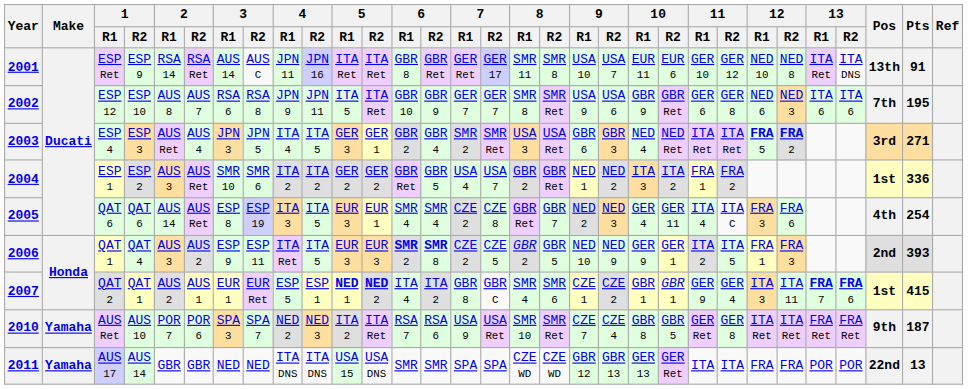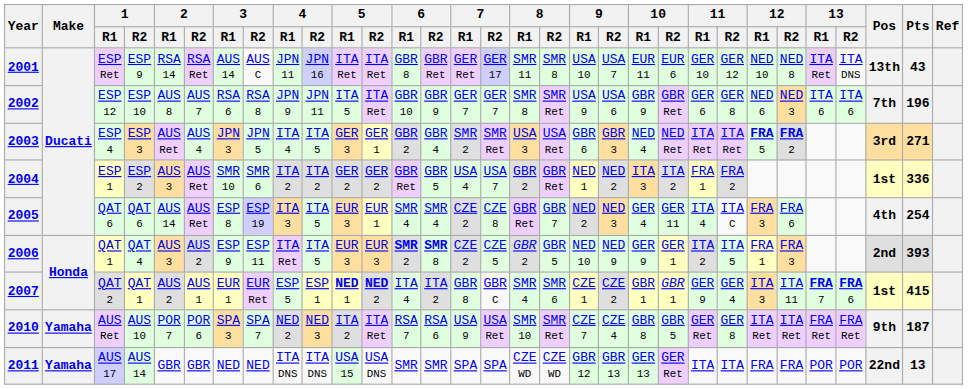(918, 67) 91 -> (918, 67) 43
(918, 104) 195 -> (918, 104) 196
